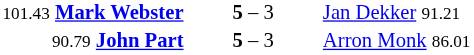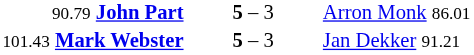rows swapped: (118, 40) <-> (93, 12)
